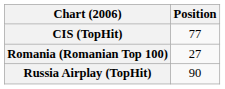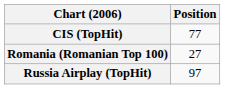(195, 73) 90 -> (195, 73) 97
